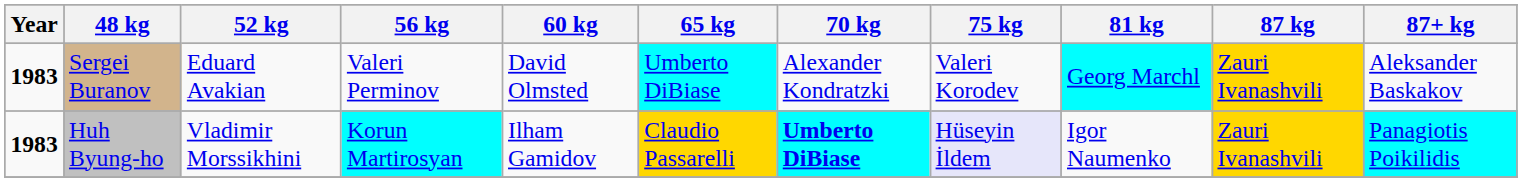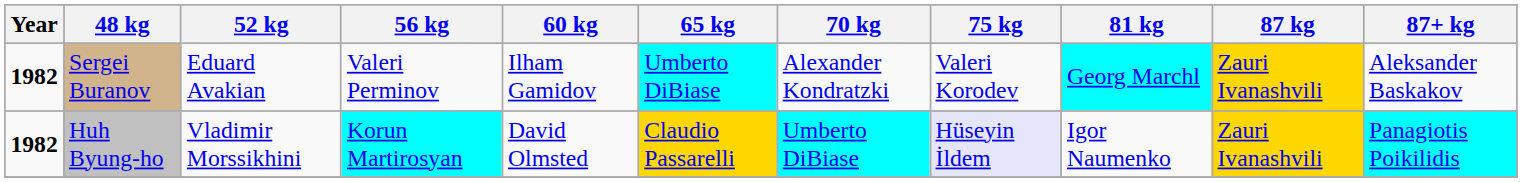(34, 76) 1983 -> (34, 76) 1982
(548, 76) David Olmsted -> (552, 76) Ilham Gamidov
(34, 143) 1983 -> (34, 143) 1982
(552, 143) Ilham Gamidov -> (548, 143) David Olmsted
(828, 143) bold -> (825, 143) normal
